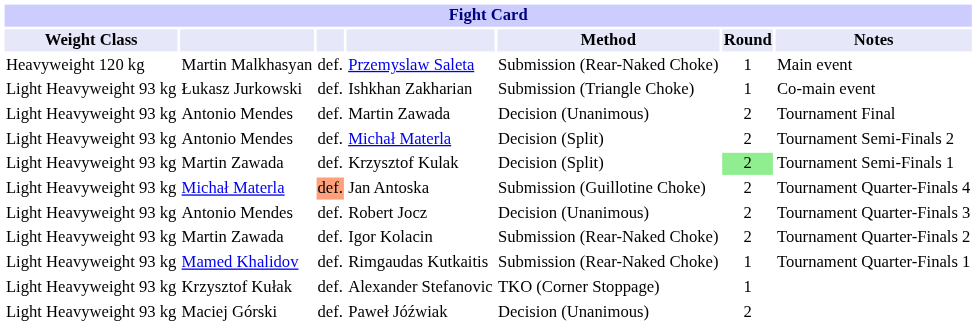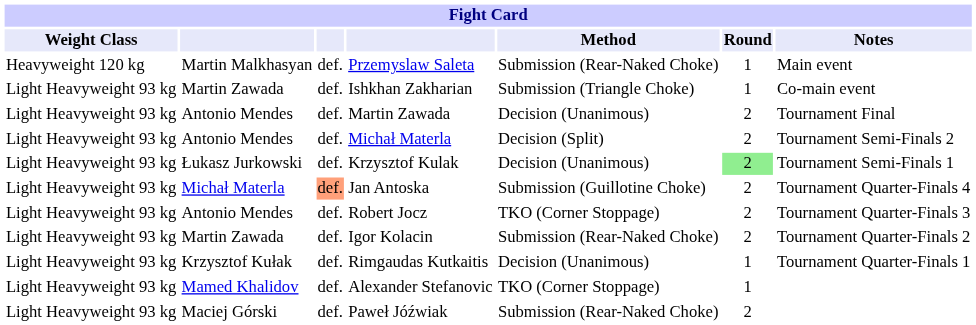(242, 89) Łukasz Jurkowski -> (233, 89) Martin Zawada
(233, 163) Martin Zawada -> (242, 163) Łukasz Jurkowski
(551, 163) Decision (Split) -> (573, 163) Decision (Unanimous)
(573, 213) Decision (Unanimous) -> (579, 213) TKO (Corner Stoppage)
(240, 262) Mamed Khalidov -> (237, 262) Krzysztof Kułak
(608, 262) Submission (Rear-Naked Choke) -> (573, 262) Decision (Unanimous)
(237, 287) Krzysztof Kułak -> (240, 287) Mamed Khalidov
(573, 311) Decision (Unanimous) -> (608, 311) Submission (Rear-Naked Choke)
